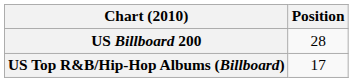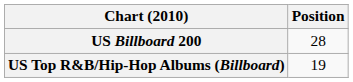(318, 65) 17 -> (318, 65) 19
